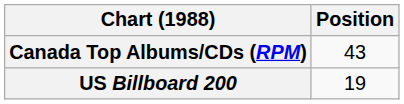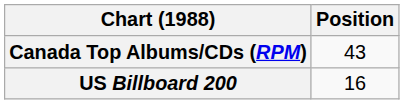(355, 83) 19 -> (355, 83) 16
